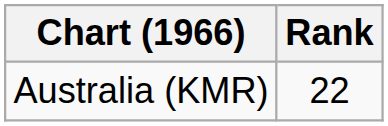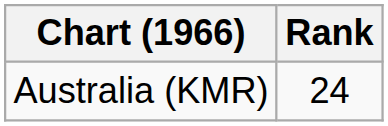(329, 90) 22 -> (329, 90) 24
